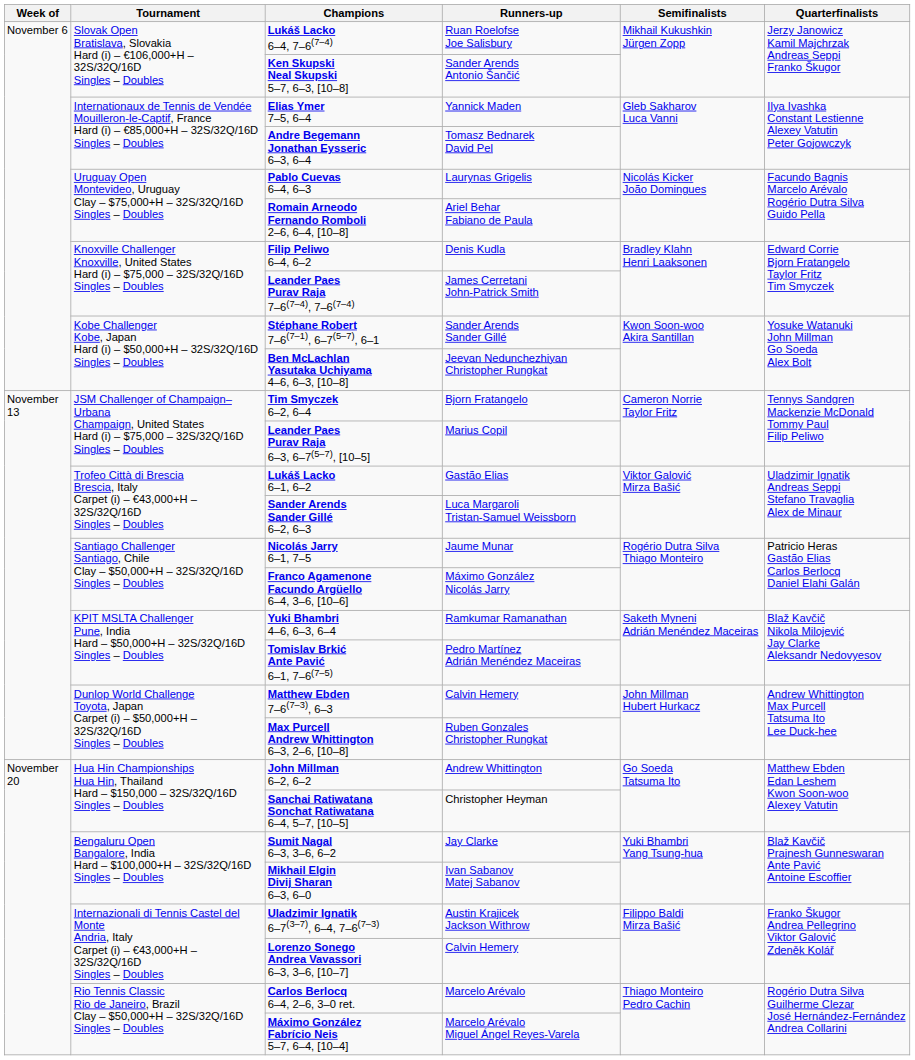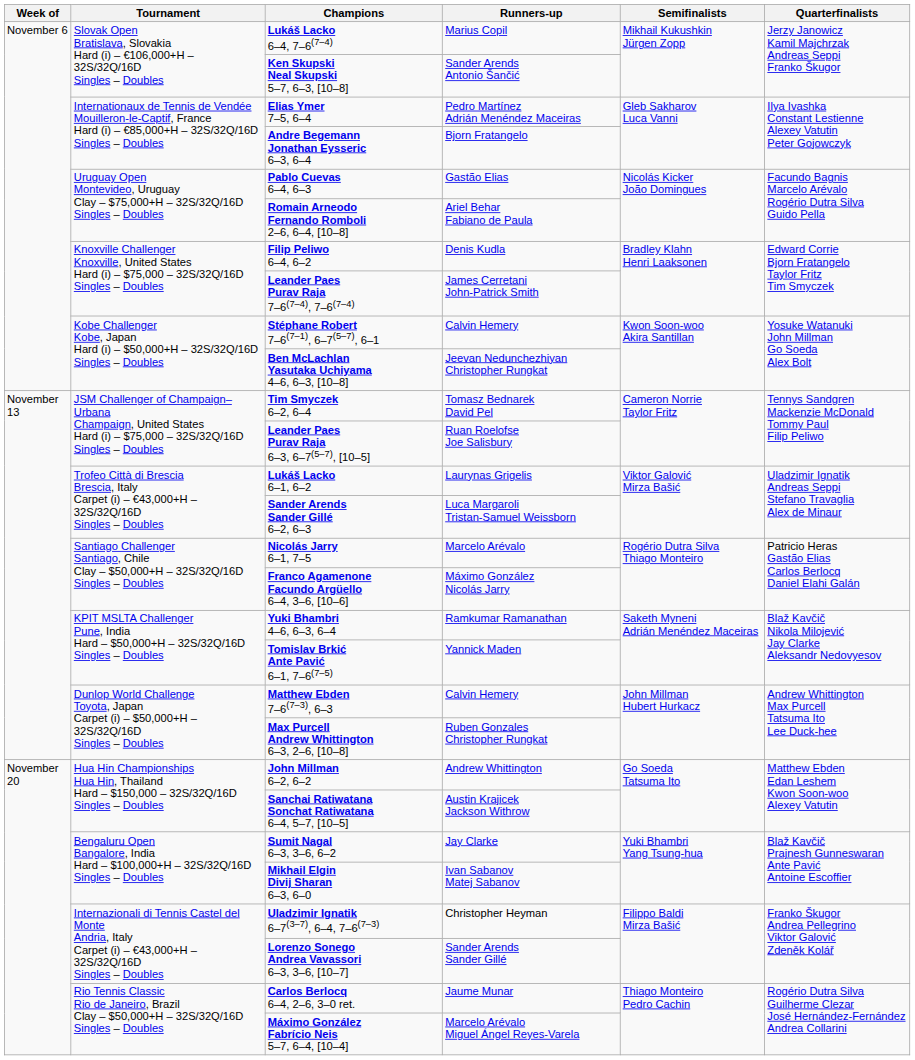(482, 37) Ruan Roelofse Joe Salisbury -> (476, 30) Marius Copil
(483, 105) Yannick Maden -> (513, 111) Pedro Martínez Adrián Menéndez Maceiras
(490, 141) Tomasz Bednarek David Pel -> (486, 135) Bjorn Fratangelo
(489, 177) Laurynas Grigelis -> (477, 177) Gastão Elias
(482, 331) Sander Arends Sander Gillé -> (482, 324) Calvin Hemery
(486, 399) Bjorn Fratangelo -> (490, 405) Tomasz Bednarek David Pel
(476, 429) Marius Copil -> (482, 435) Ruan Roelofse Joe Salisbury
(477, 474) Gastão Elias -> (489, 474) Laurynas Grigelis
(479, 546) Jaume Munar -> (485, 546) Marcelo Arévalo
(513, 654) Pedro Martínez Adrián Menéndez Maceiras -> (483, 648) Yannick Maden
(496, 798) Christopher Heyman -> (487, 804) Austin Krajicek Jackson Withrow
(487, 919) Austin Krajicek Jackson Withrow -> (496, 912) Christopher Heyman
(482, 947) Calvin Hemery -> (482, 953) Sander Arends Sander Gillé
(485, 992) Marcelo Arévalo -> (479, 992) Jaume Munar
